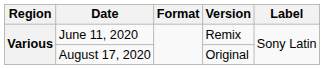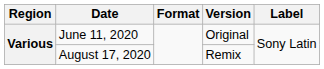(223, 34) Remix -> (227, 34) Original
(227, 54) Original -> (223, 54) Remix
